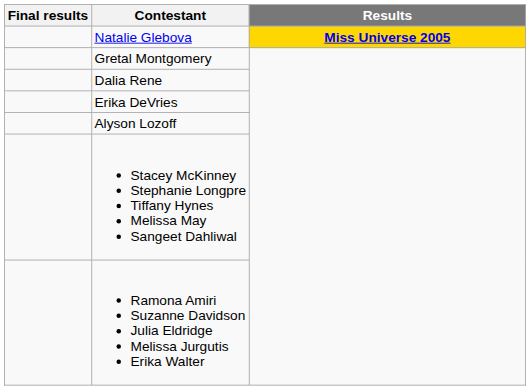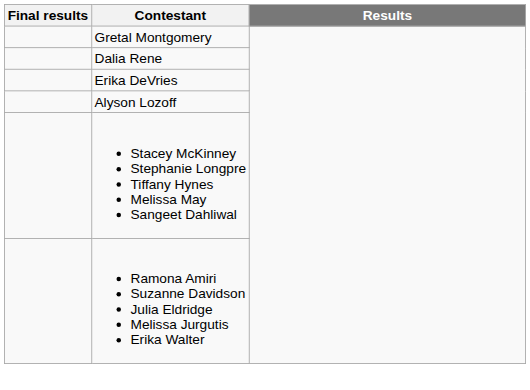- row: (143, 37)
